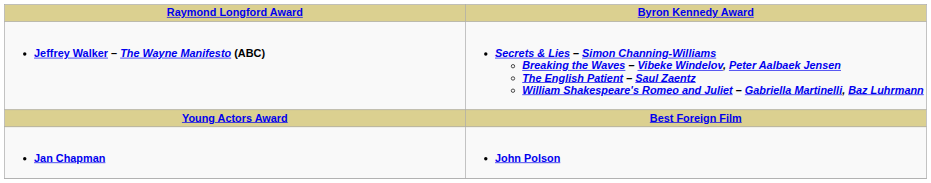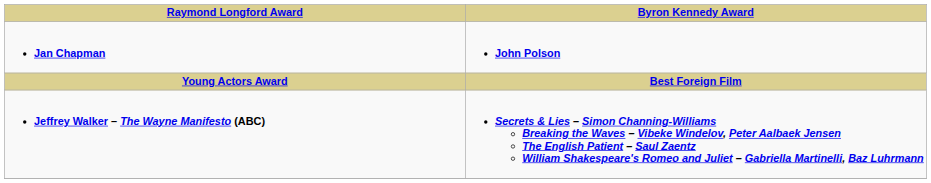rows swapped: (235, 159) <-> (235, 53)
